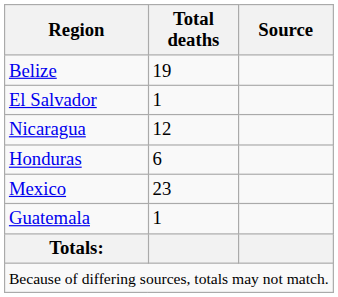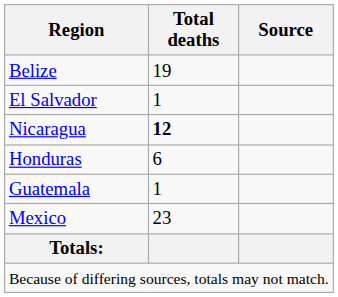(162, 129) normal -> (162, 129) bold
rows swapped: (49, 218) <-> (37, 188)
